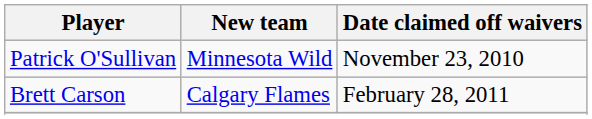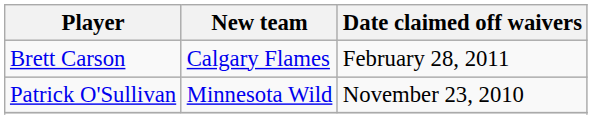rows swapped: (93, 58) <-> (68, 94)
